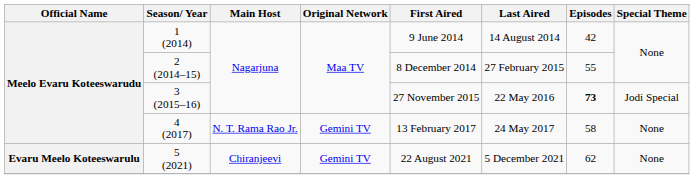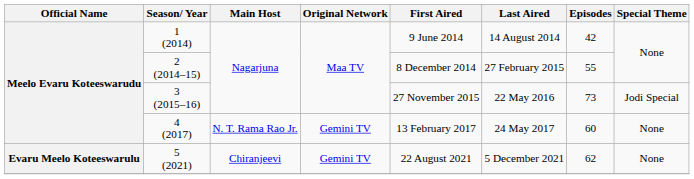(591, 98) bold -> (591, 98) normal
(591, 128) 58 -> (591, 128) 60
